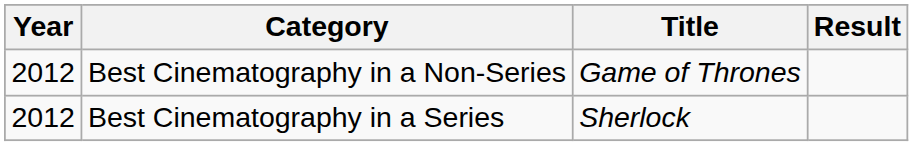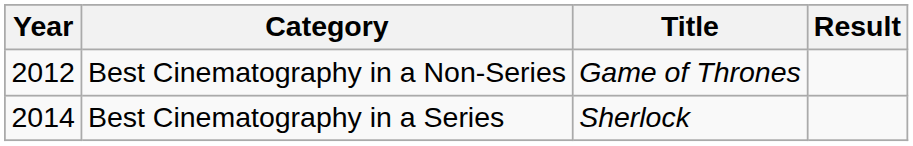(43, 117) 2012 -> (43, 117) 2014
